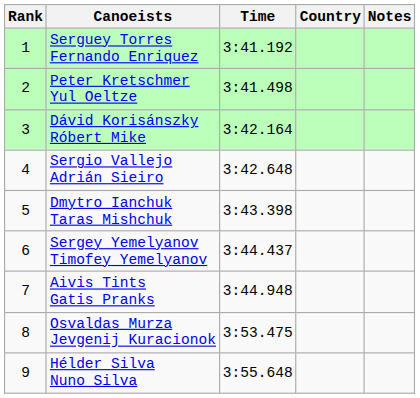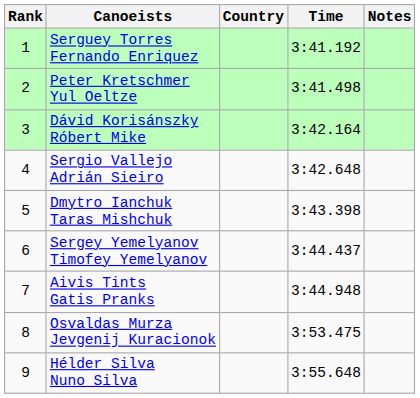columns swapped: (330, 16) <-> (258, 16)
